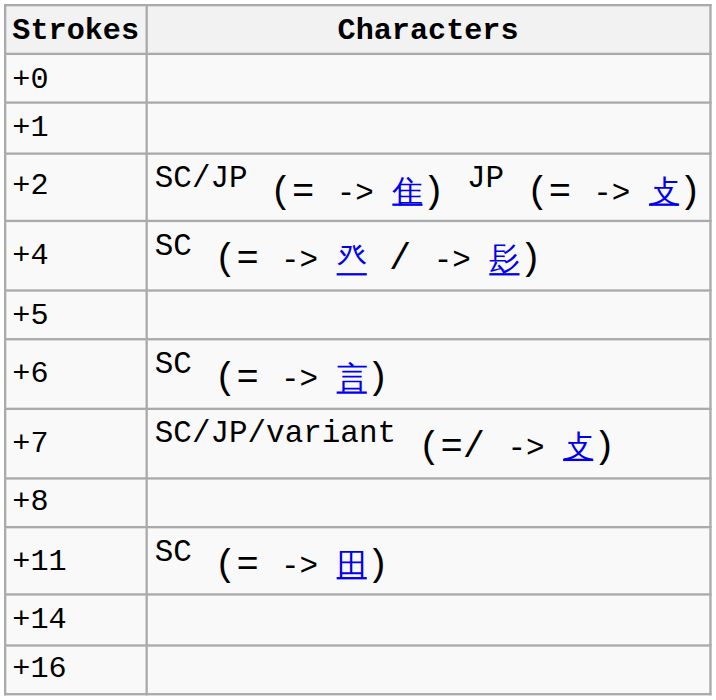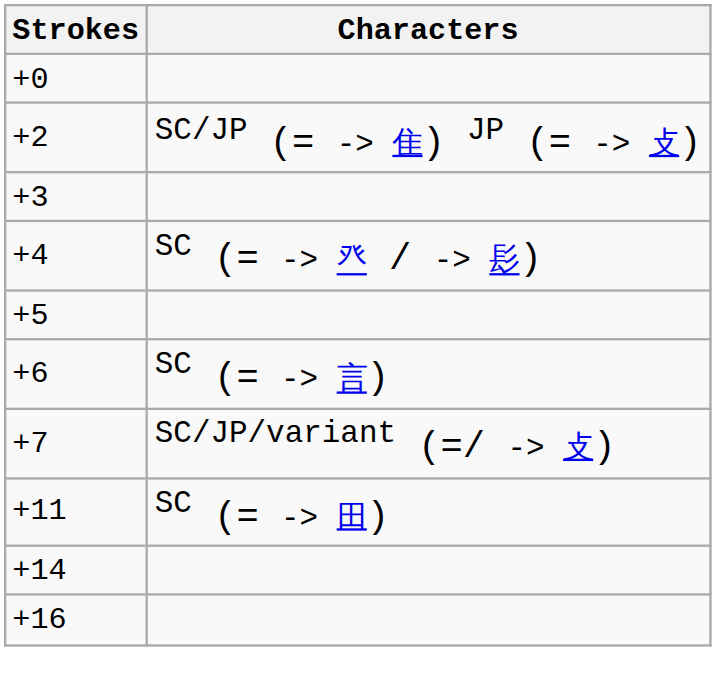- row: (30, 128)
+ row: (30, 197)
- row: (30, 502)
